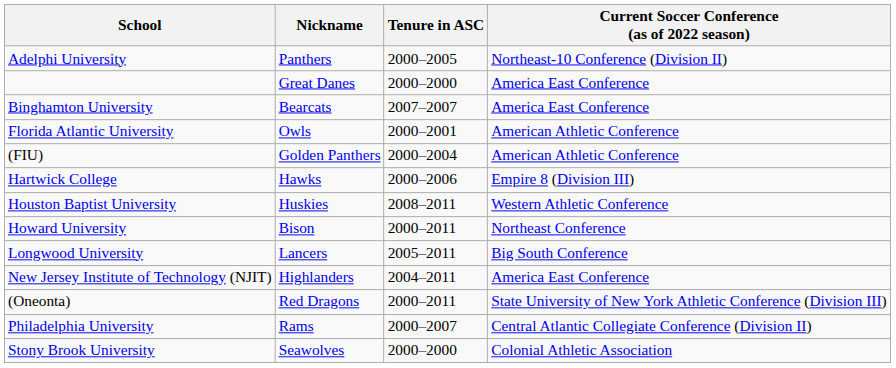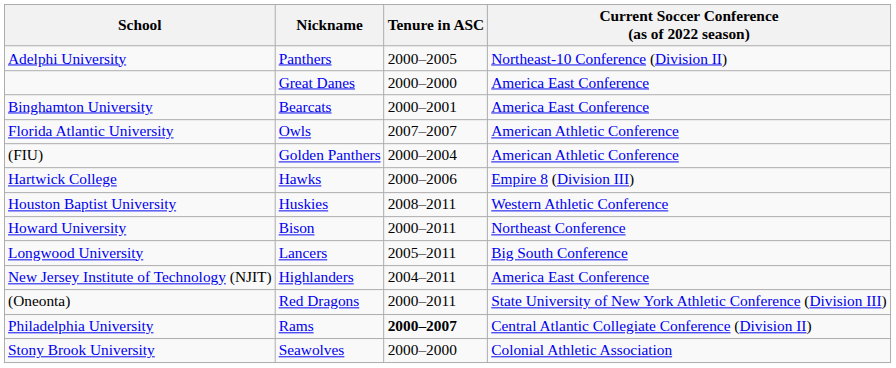(422, 107) 2007–2007 -> (422, 107) 2000–2001
(422, 131) 2000–2001 -> (422, 131) 2007–2007
(422, 326) normal -> (422, 326) bold
